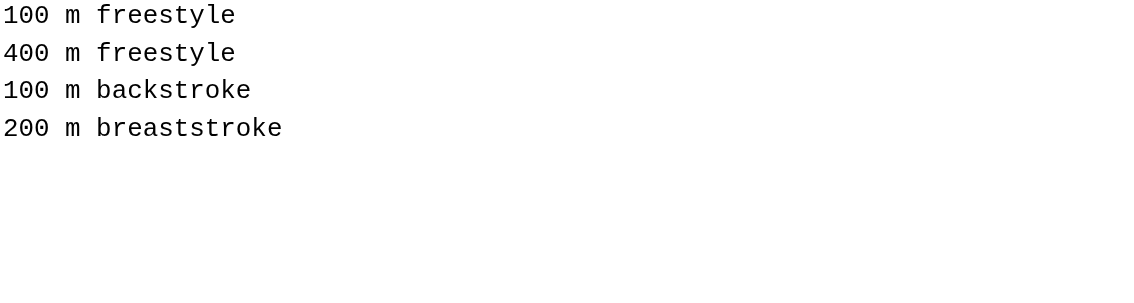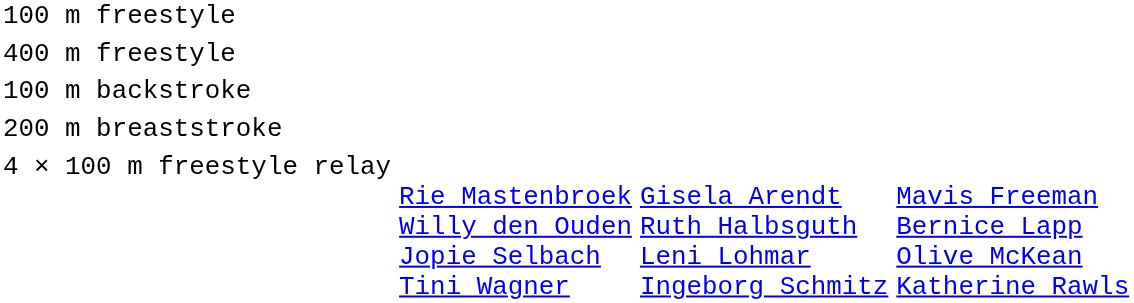+ row: (197, 167)
